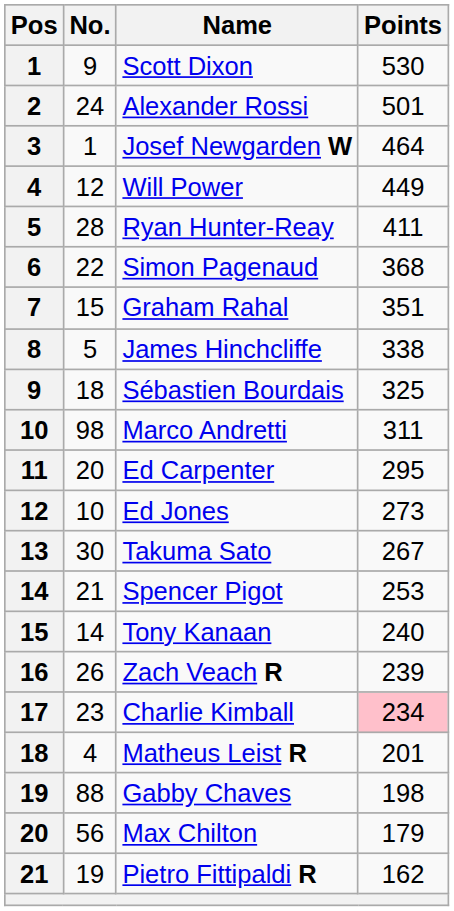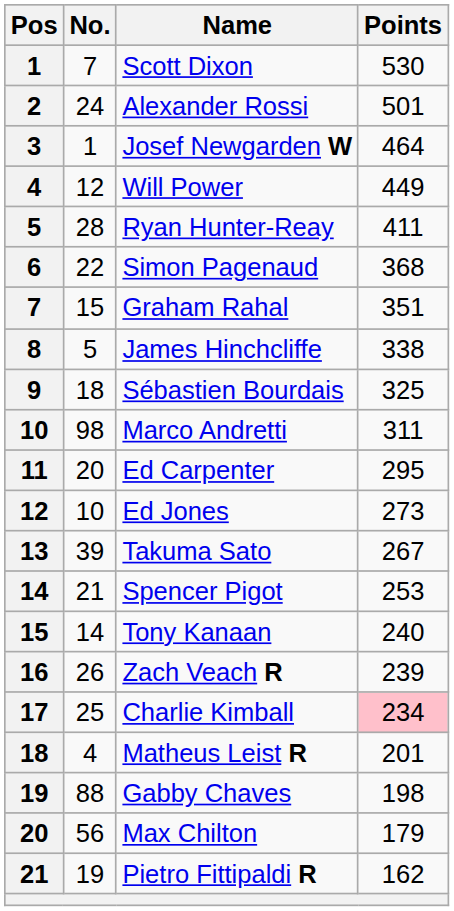(90, 66) 9 -> (90, 66) 7
(90, 551) 30 -> (90, 551) 39
(90, 712) 23 -> (90, 712) 25
